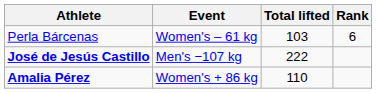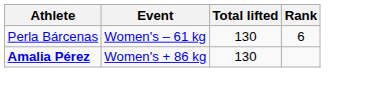(297, 36) 103 -> (245, 36) 130
- row: (79, 57)
(297, 78) 110 -> (245, 57) 130
